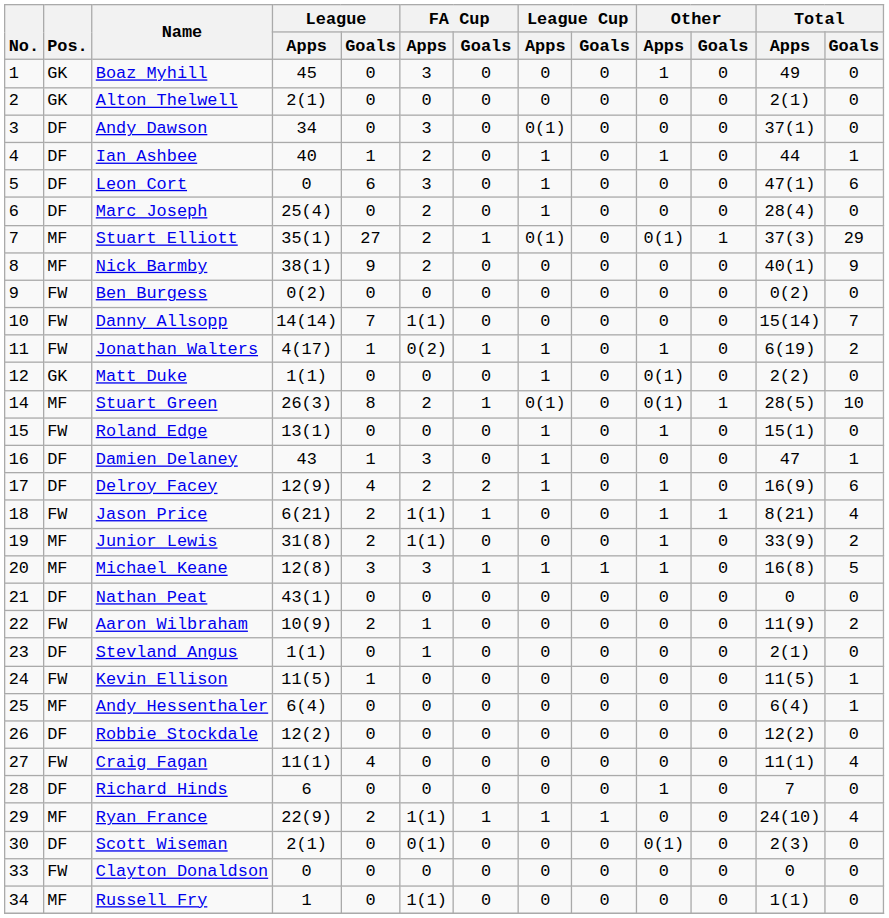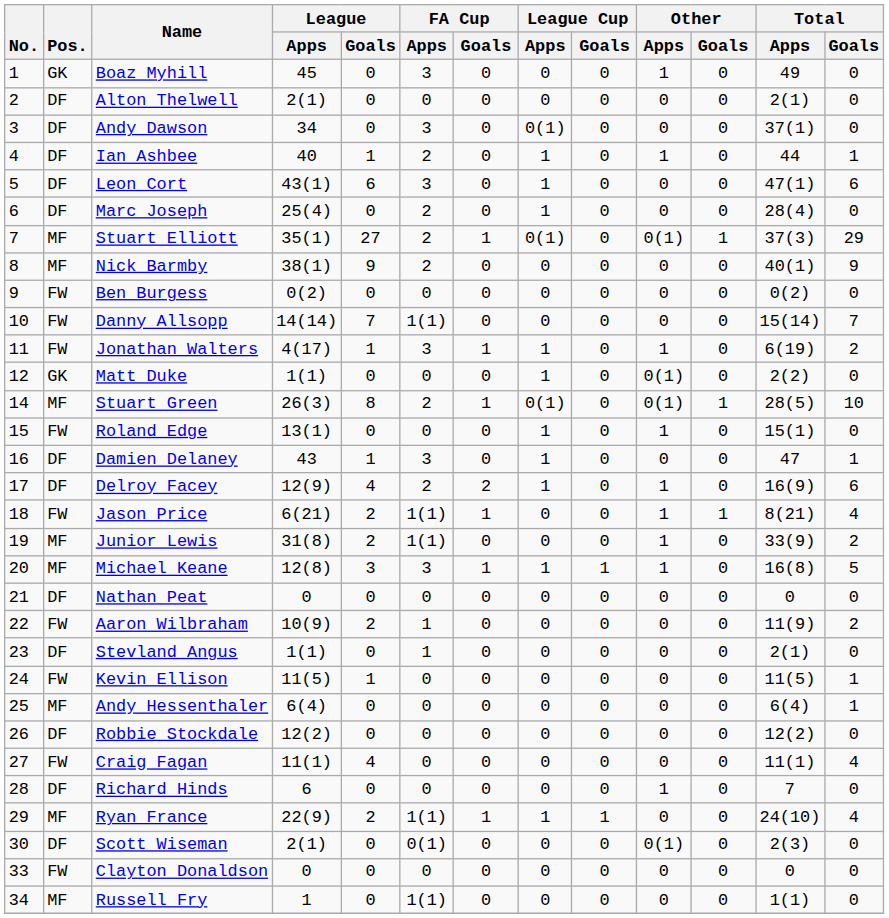(57, 101) GK -> (57, 101) DF
(307, 184) 0 -> (307, 184) 43(1)
(427, 349) 0(2) -> (427, 349) 3
(307, 597) 43(1) -> (307, 597) 0
